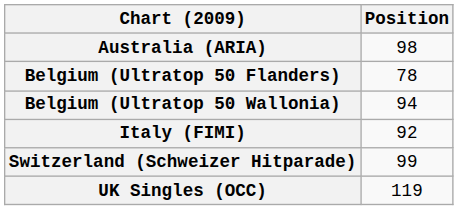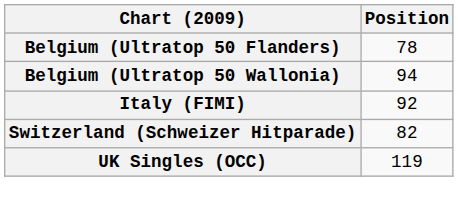- row: (183, 48)
(407, 162) 99 -> (407, 133) 82
